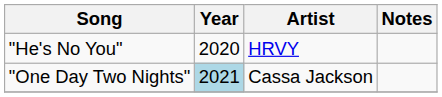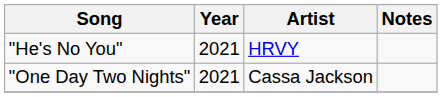(219, 48) 2020 -> (219, 48) 2021
(219, 77) lightblue background -> (219, 77) no background
